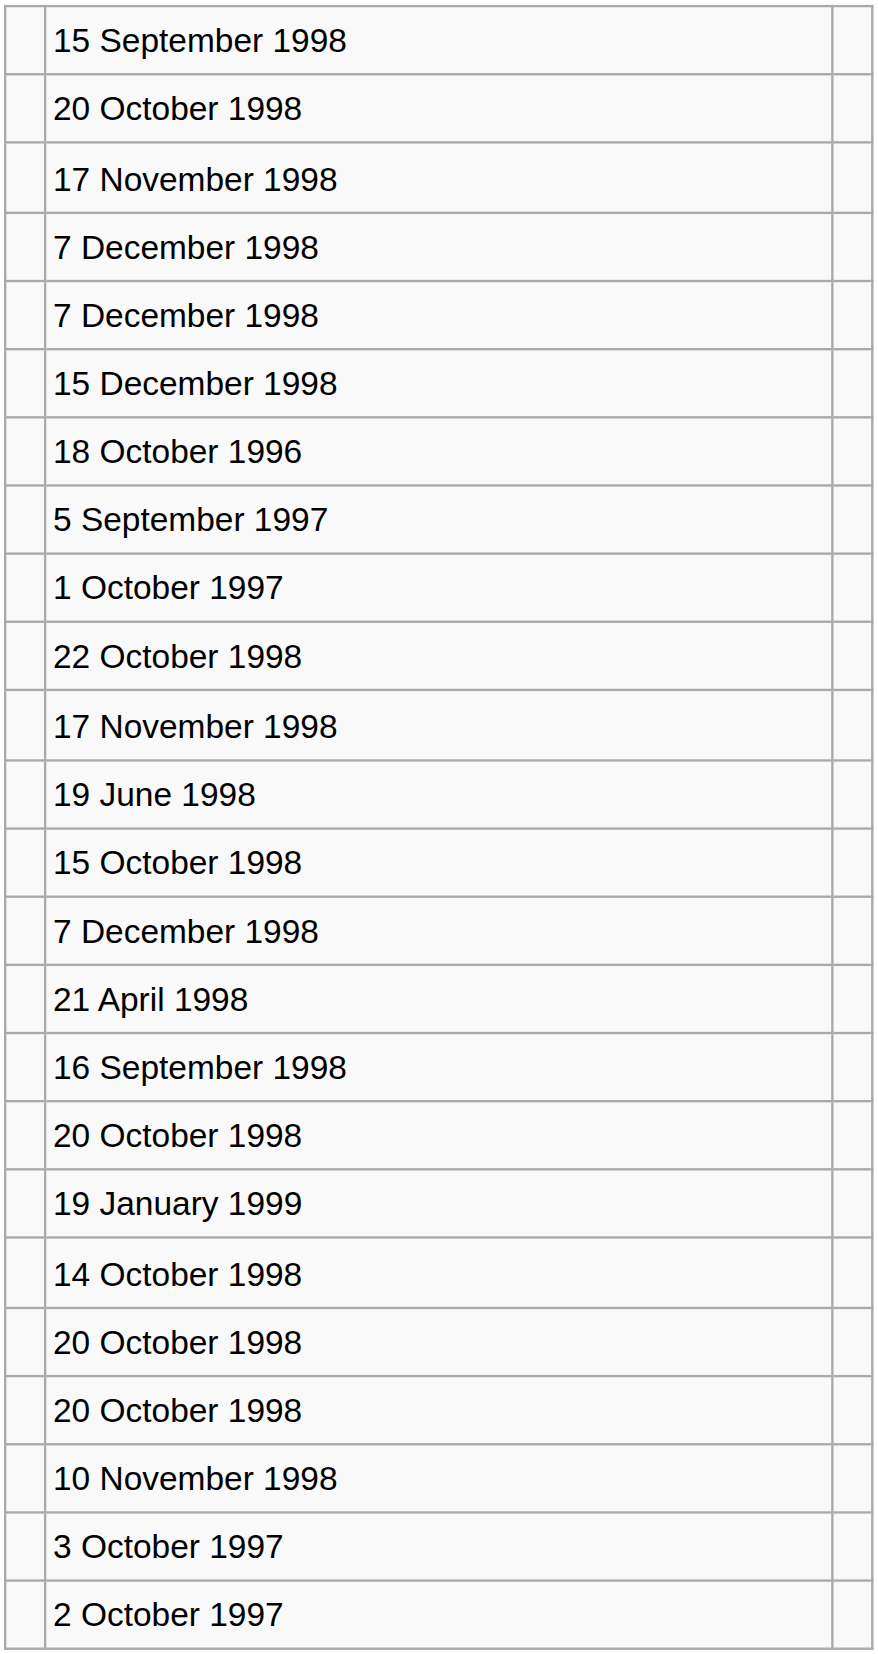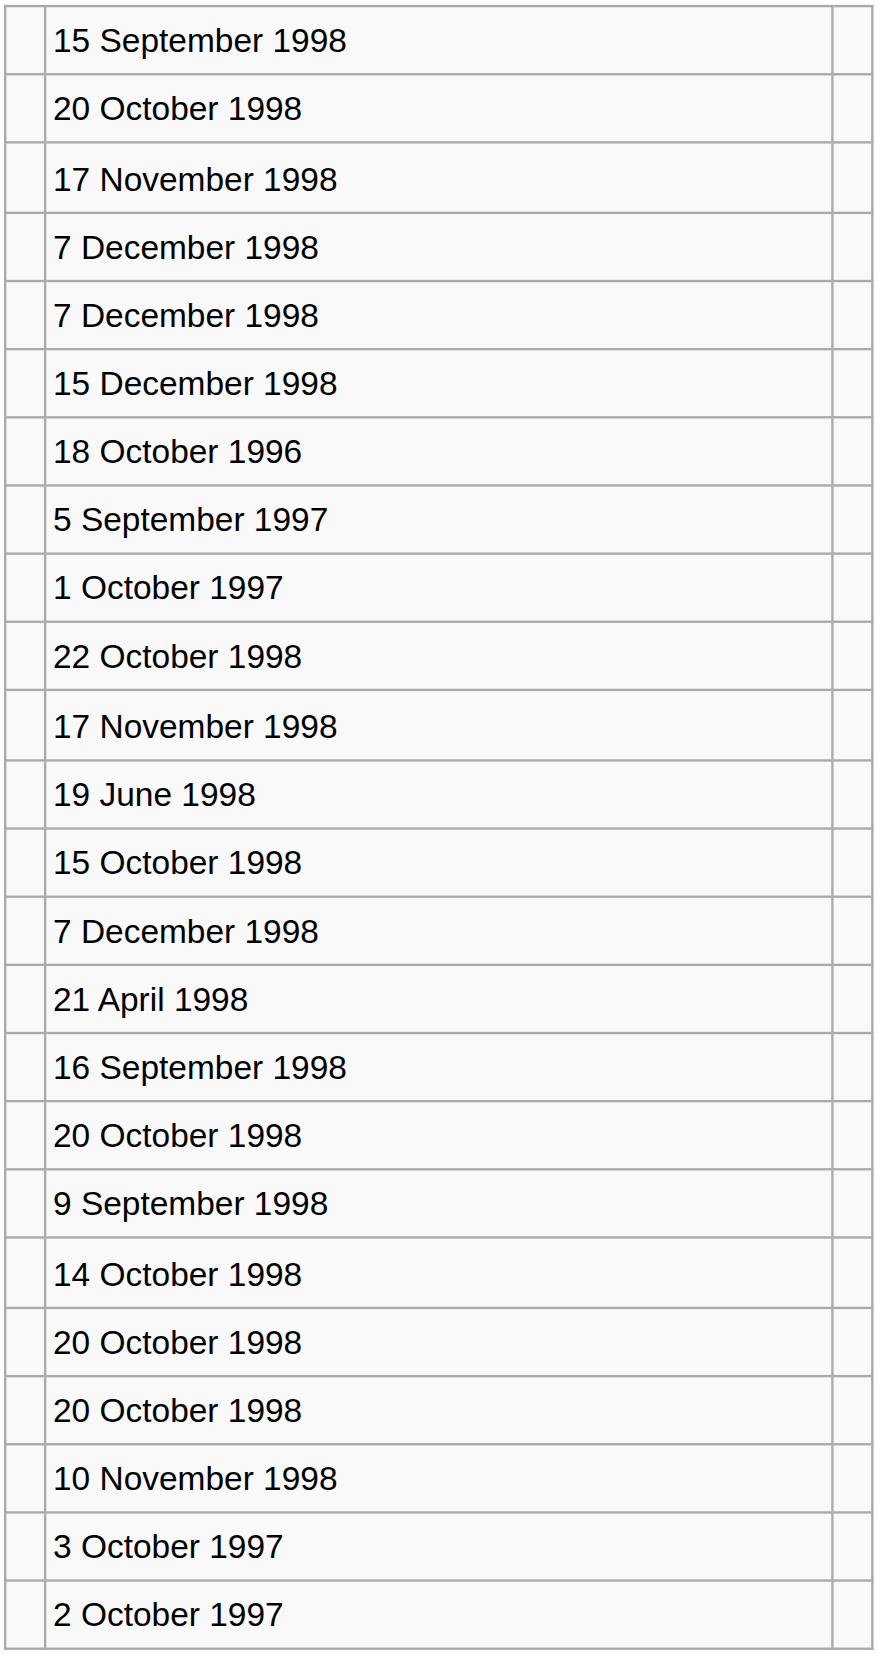- row: (25, 1204)
+ row: (25, 1204)
